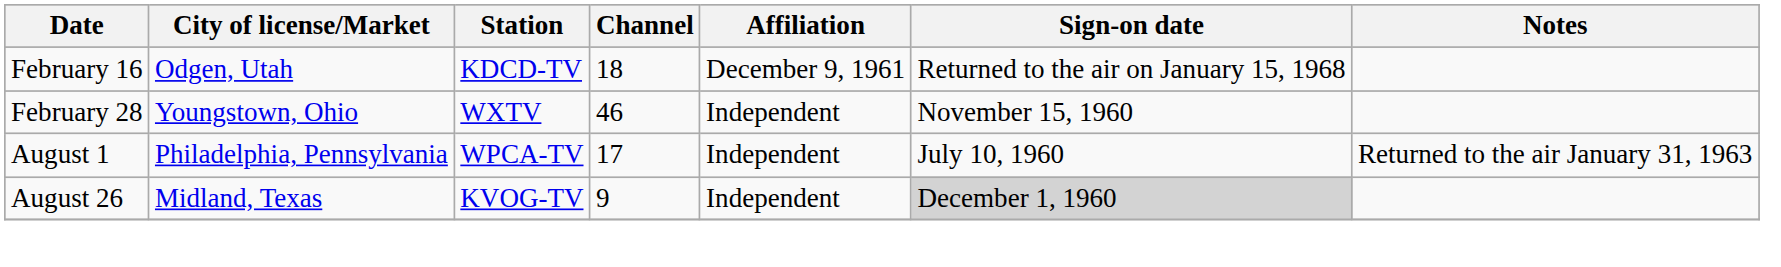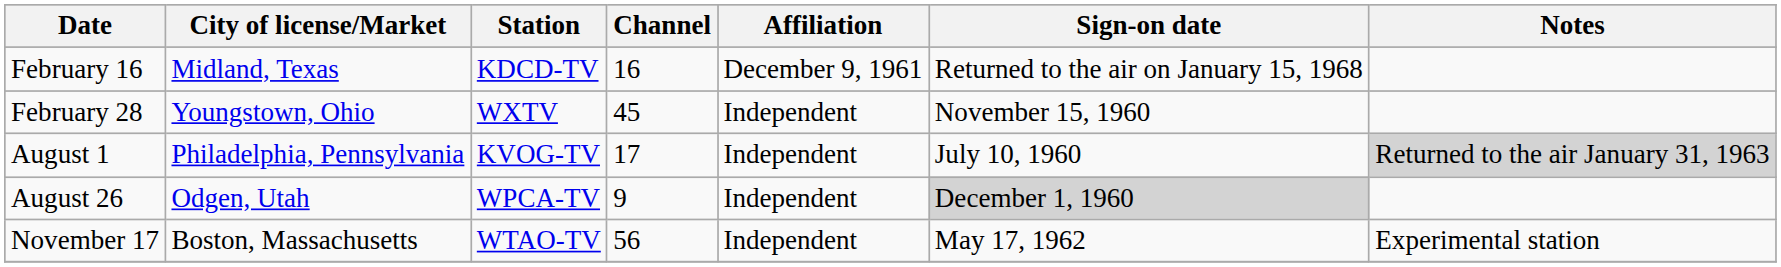(224, 68) Odgen, Utah -> (255, 68) Midland, Texas
(609, 68) 18 -> (627, 68) 16
(609, 111) 46 -> (627, 111) 45
(522, 154) WPCA-TV -> (538, 154) KVOG-TV
(1555, 154) no background -> (1572, 154) lightgrey background
(239, 197) Midland, Texas -> (241, 197) Odgen, Utah
(522, 197) KVOG-TV -> (538, 197) WPCA-TV
+ row: (85, 240)
